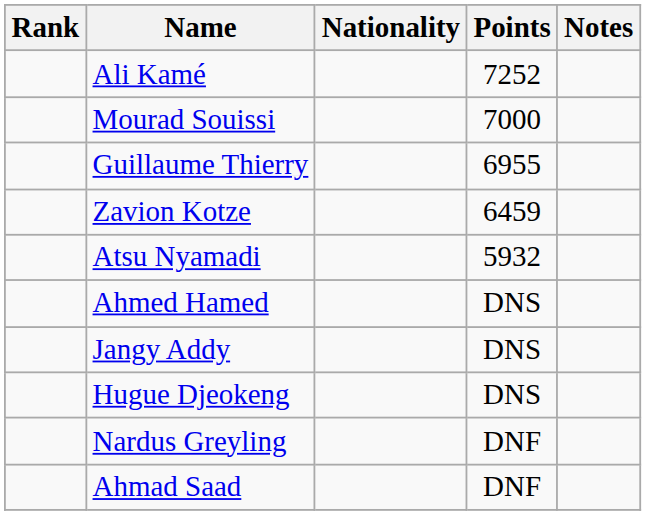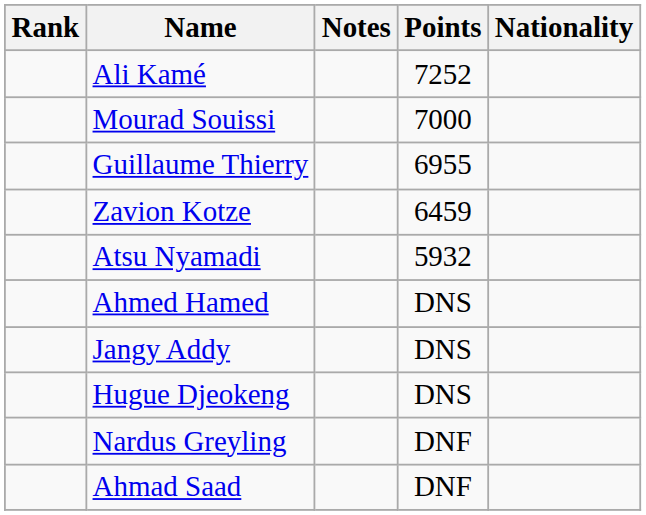columns swapped: (391, 27) <-> (599, 27)
